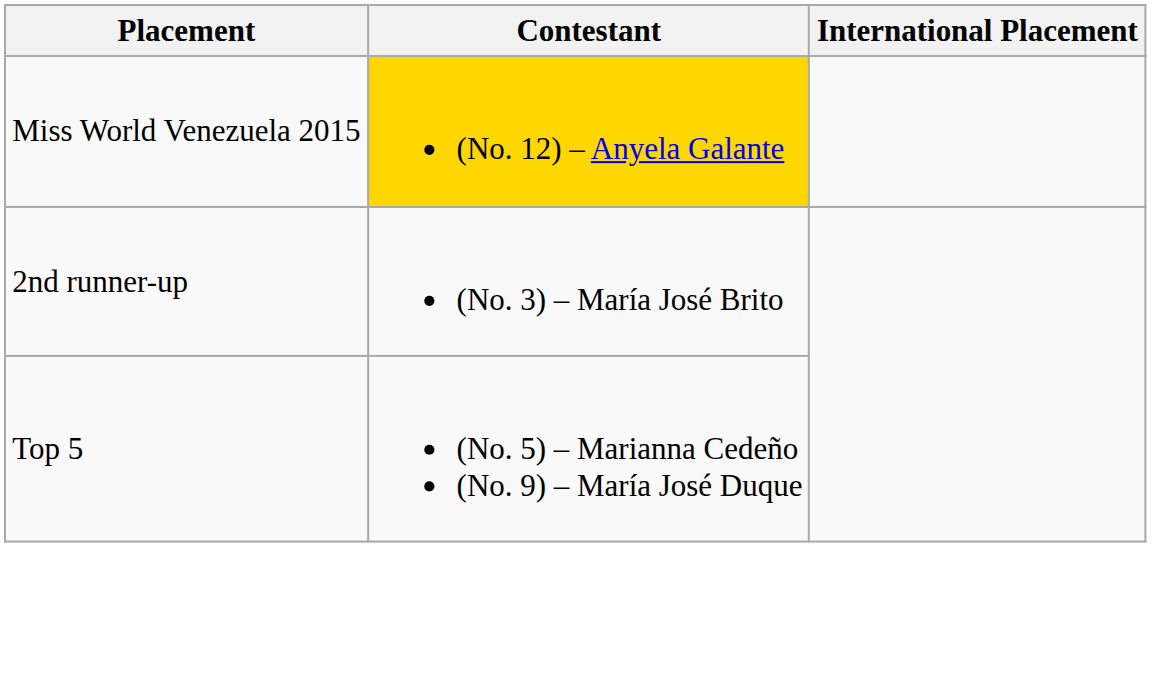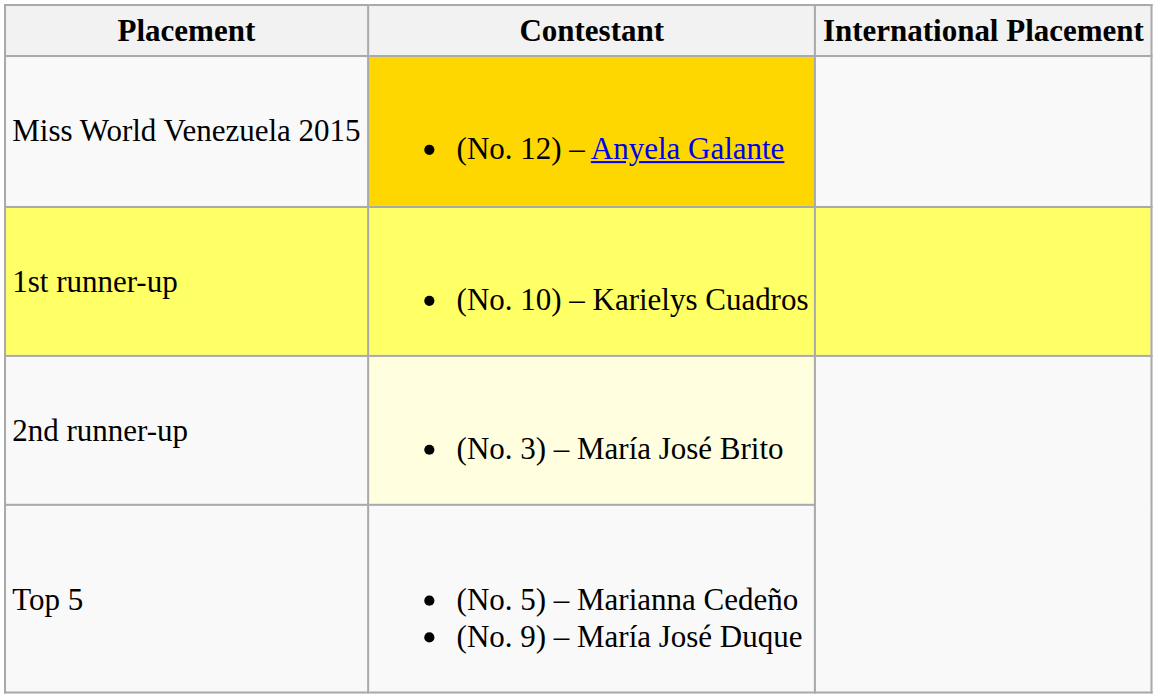+ row: (95, 280)
(589, 299) no background -> (592, 449) lightyellow background
